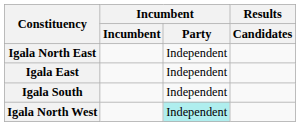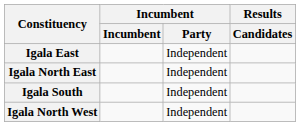rows swapped: (52, 53) <-> (52, 72)
(197, 111) paleturquoise background -> (197, 111) no background
